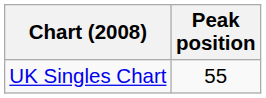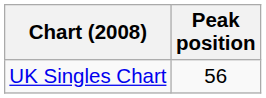(216, 76) 55 -> (216, 76) 56
